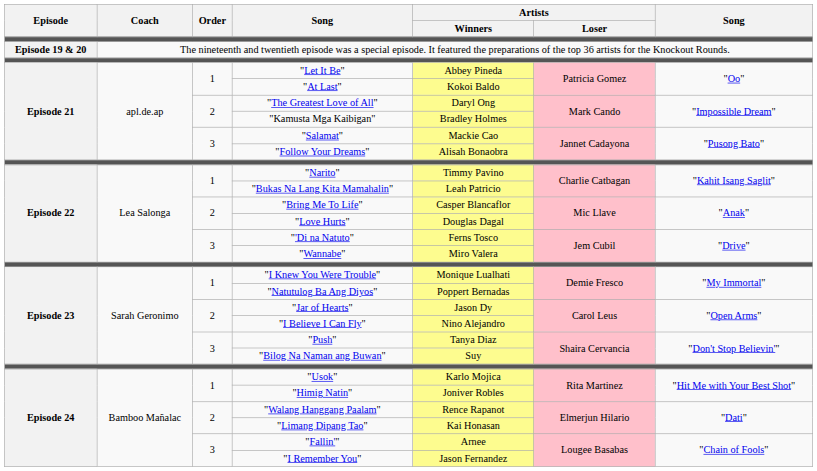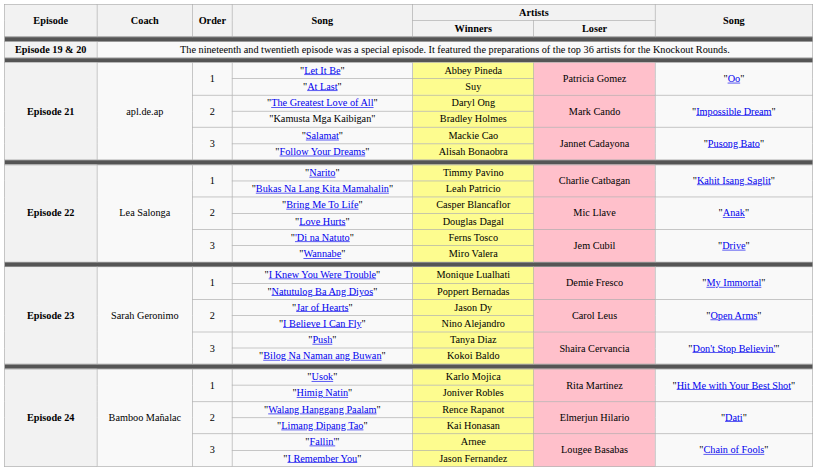(473, 87) Kokoi Baldo -> (473, 87) Suy
(473, 356) Suy -> (473, 356) Kokoi Baldo
